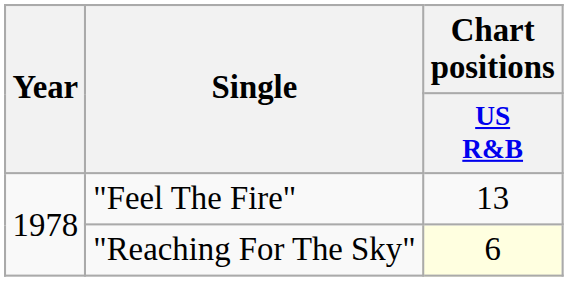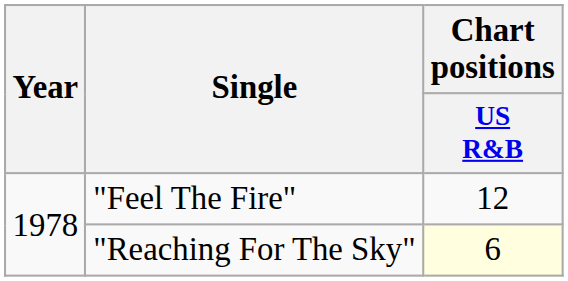(493, 197) 13 -> (493, 197) 12
